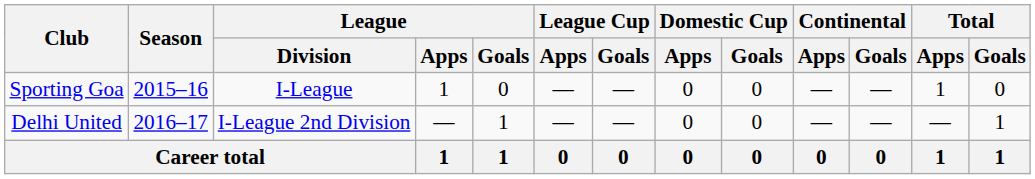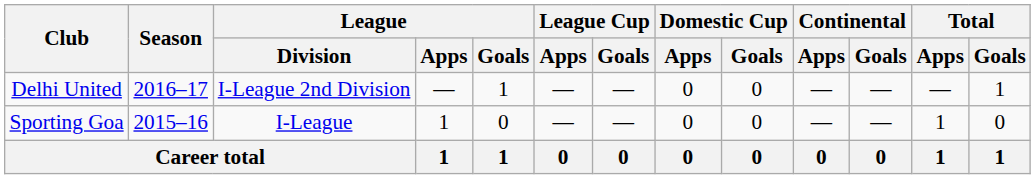rows swapped: (67, 88) <-> (67, 122)
